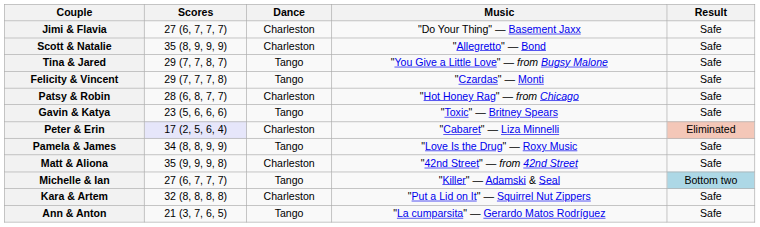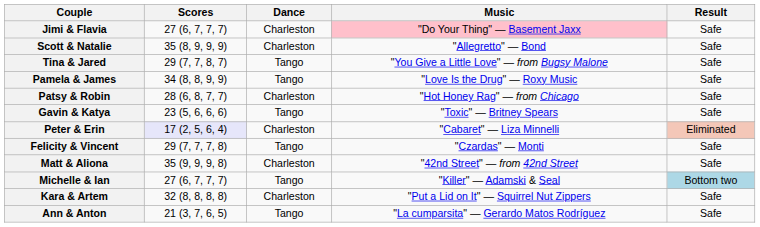(499, 29) no background -> (499, 29) pink background
rows swapped: (74, 79) <-> (74, 146)
